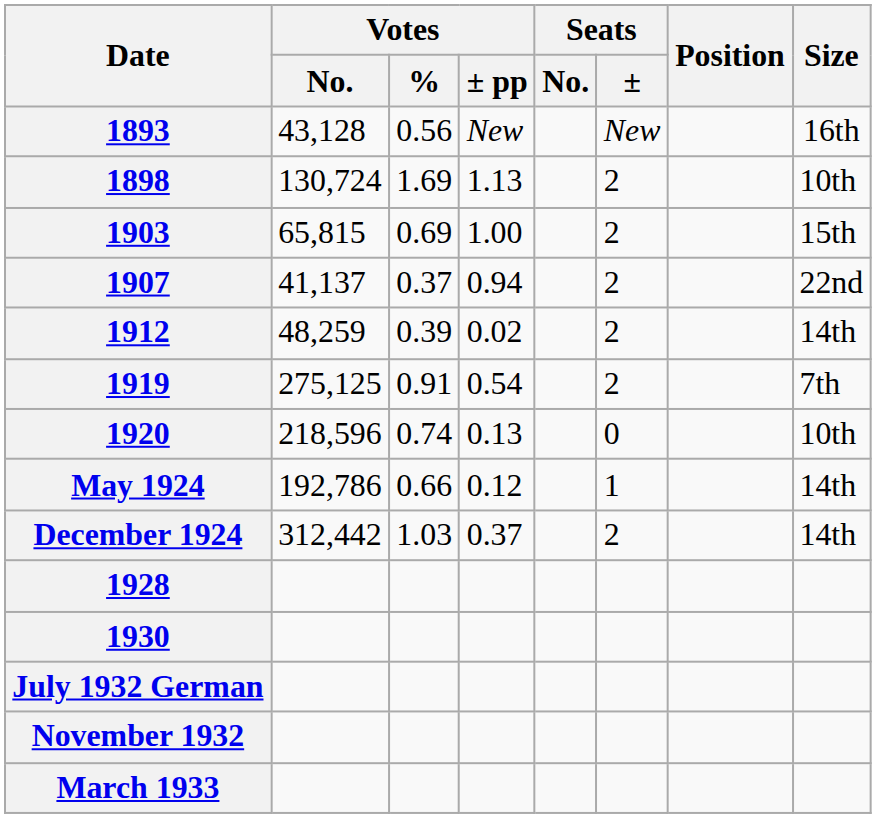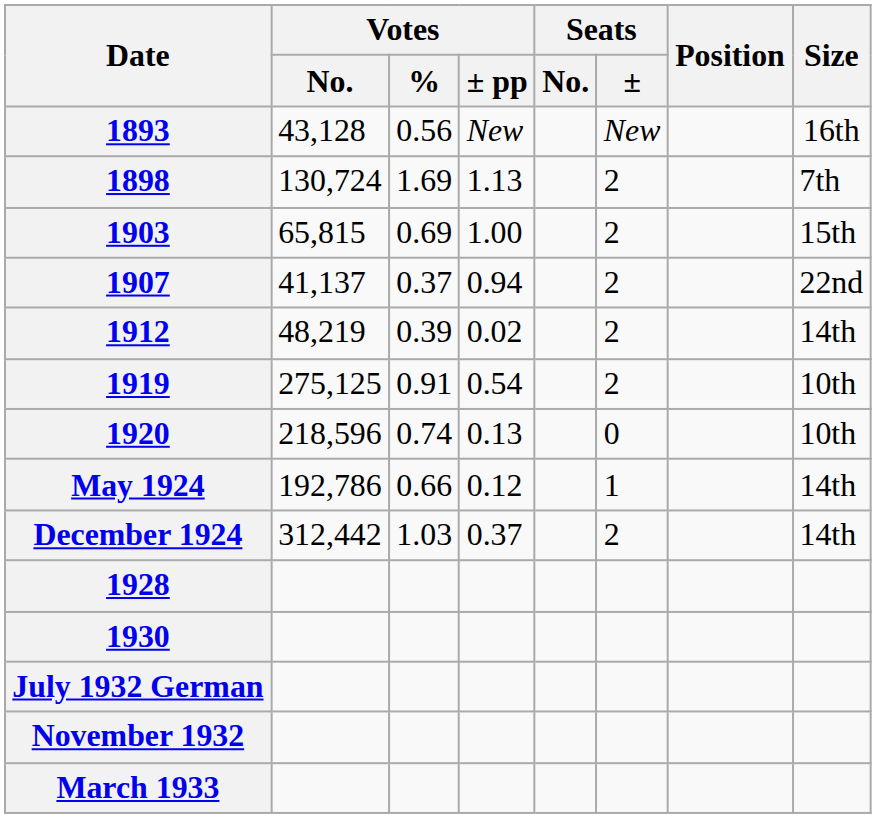(828, 181) 10th -> (820, 181) 7th
(322, 332) 48,259 -> (322, 332) 48,219
(820, 383) 7th -> (828, 383) 10th
